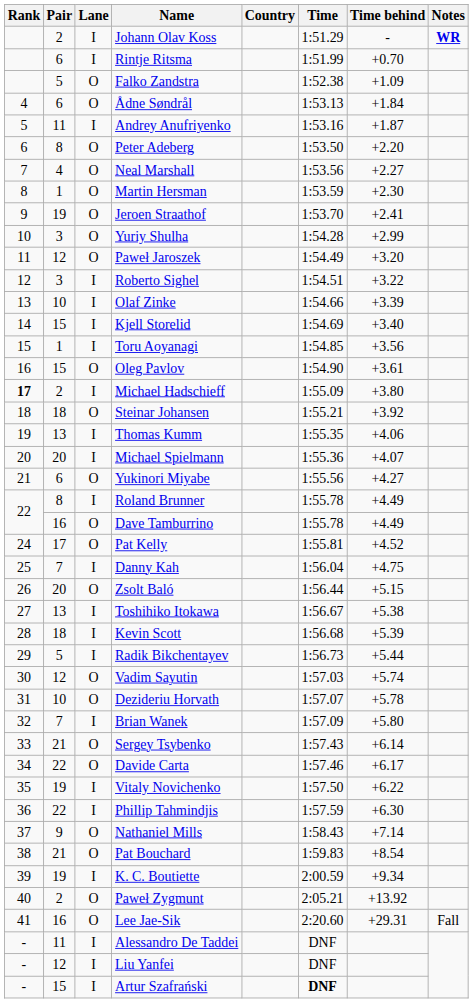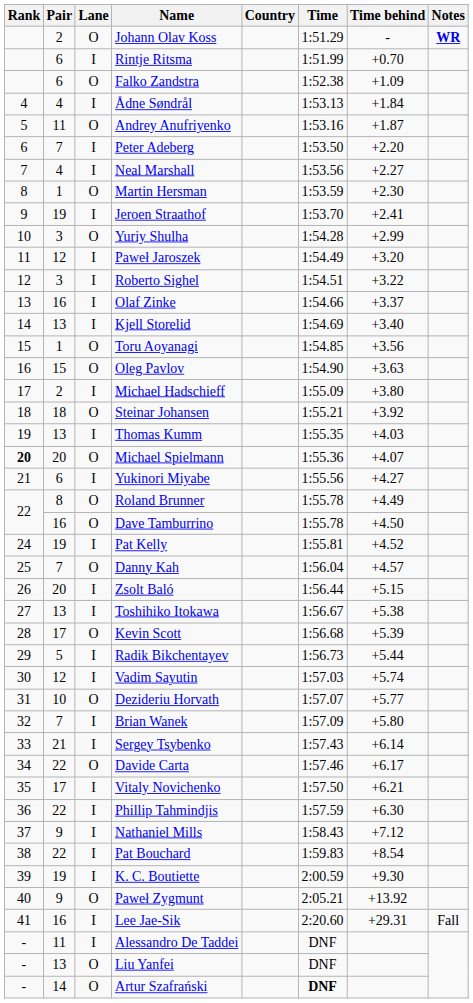(94, 37) I -> (94, 37) O
(59, 81) 5 -> (59, 81) 6
(59, 103) 6 -> (59, 103) 4
(94, 103) O -> (94, 103) I
(94, 125) I -> (94, 125) O
(59, 147) 8 -> (59, 147) 7
(94, 147) O -> (94, 147) I
(94, 170) O -> (94, 170) I
(94, 214) O -> (94, 214) I
(94, 258) O -> (94, 258) I
(59, 302) 10 -> (59, 302) 16
(388, 302) +3.39 -> (388, 302) +3.37
(59, 324) 15 -> (59, 324) 13
(94, 346) I -> (94, 346) O
(388, 368) +3.61 -> (388, 368) +3.63
(24, 390) bold -> (24, 390) normal
(388, 434) +4.06 -> (388, 434) +4.03
(24, 457) normal -> (24, 457) bold
(94, 457) I -> (94, 457) O
(94, 479) O -> (94, 479) I
(94, 501) I -> (94, 501) O
(388, 523) +4.49 -> (388, 523) +4.50
(59, 545) 17 -> (59, 545) 19
(94, 545) O -> (94, 545) I
(94, 567) I -> (94, 567) O
(388, 567) +4.75 -> (388, 567) +4.57
(94, 589) O -> (94, 589) I
(59, 633) 18 -> (59, 633) 17
(94, 633) I -> (94, 633) O
(94, 677) O -> (94, 677) I
(388, 699) +5.78 -> (388, 699) +5.77
(94, 744) O -> (94, 744) I
(59, 788) 19 -> (59, 788) 17
(388, 788) +6.22 -> (388, 788) +6.21
(94, 832) O -> (94, 832) I
(388, 832) +7.14 -> (388, 832) +7.12
(59, 854) 21 -> (59, 854) 22
(94, 854) O -> (94, 854) I
(388, 876) +9.34 -> (388, 876) +9.30
(59, 898) 2 -> (59, 898) 9
(94, 920) O -> (94, 920) I
(59, 964) 12 -> (59, 964) 13
(94, 964) I -> (94, 964) O
(59, 986) 15 -> (59, 986) 14
(94, 986) I -> (94, 986) O
